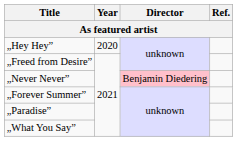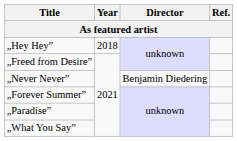(107, 45) 2020 -> (107, 45) 2018
(165, 78) pink background -> (165, 78) no background
